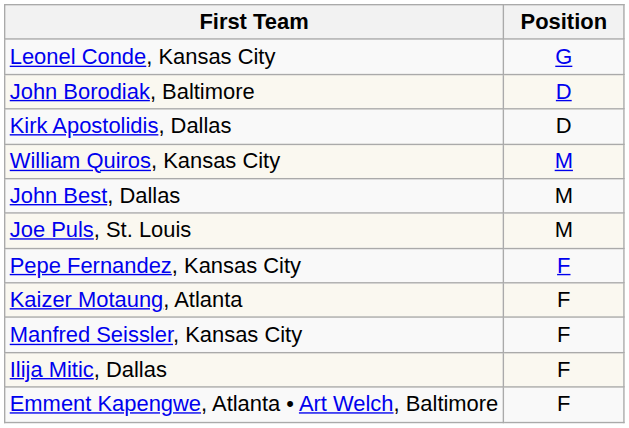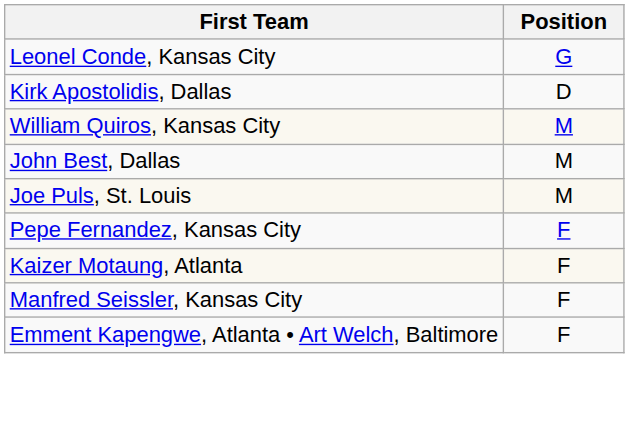- row: (132, 91)
- row: (88, 369)
